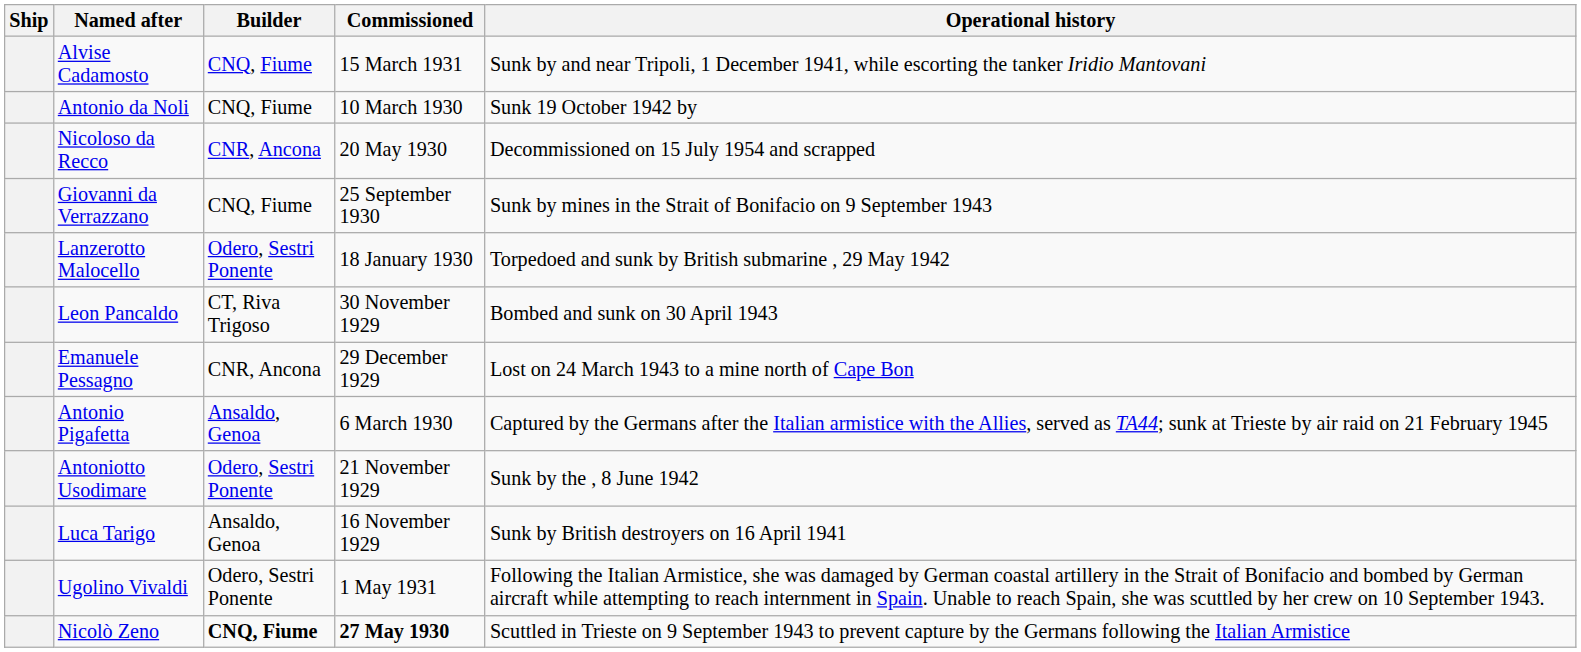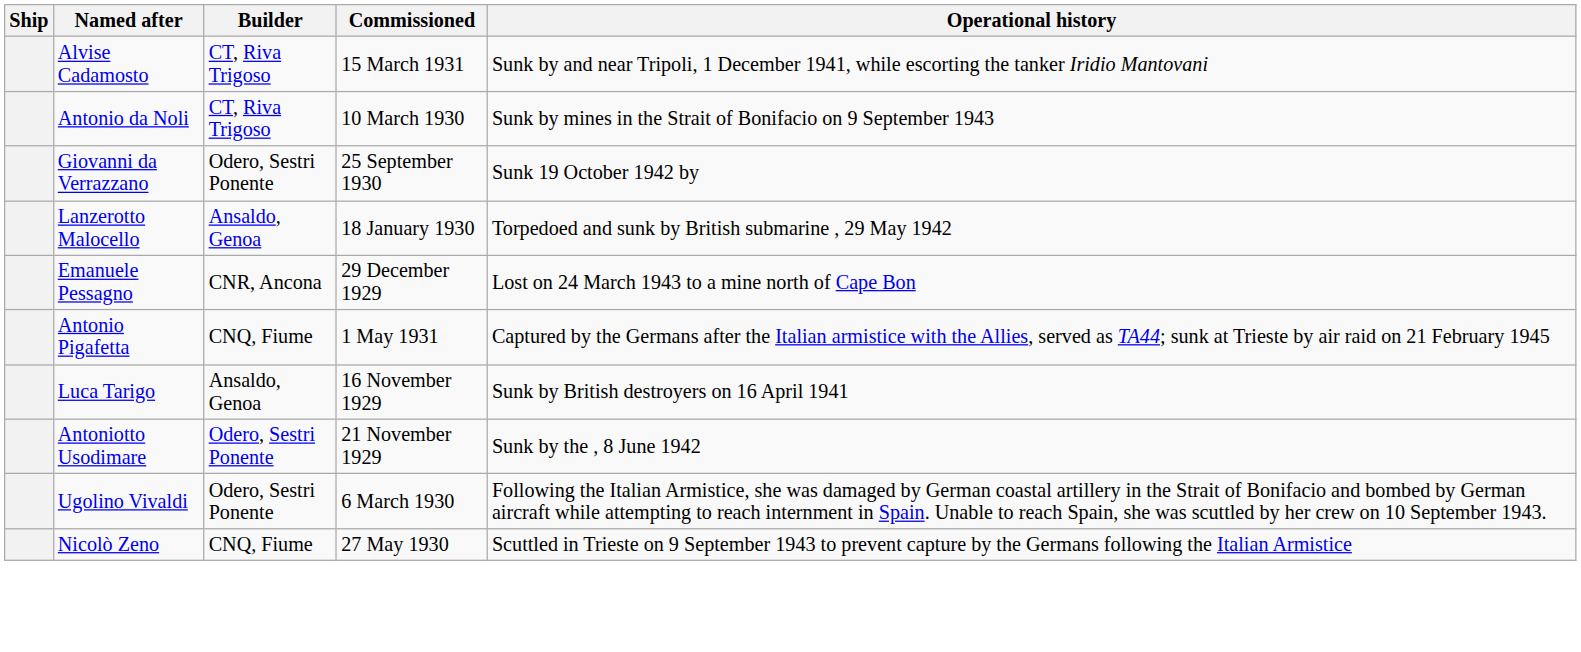(260, 63) CNQ, Fiume -> (245, 63) CT, Riva Trigoso
(260, 107) CNQ, Fiume -> (245, 118) CT, Riva Trigoso
(594, 107) Sunk 19 October 1942 by -> (743, 118) Sunk by mines in the Strait of Bonifacio on 9 September 1943
- row: (106, 150)
(260, 205) CNQ, Fiume -> (262, 173) Odero, Sestri Ponente
(741, 205) Sunk by mines in the Strait of Bonifacio on 9 September 1943 -> (595, 173) Sunk 19 October 1942 by
(261, 259) Odero, Sestri Ponente -> (245, 227) Ansaldo, Genoa
- row: (118, 314)
(244, 423) Ansaldo, Genoa -> (261, 337) CNQ, Fiume
(396, 423) 6 March 1930 -> (390, 337) 1 May 1931
rows swapped: (106, 532) <-> (102, 478)
(388, 587) 1 May 1931 -> (398, 501) 6 March 1930
(263, 630) bold -> (261, 544) normal
(394, 630) bold -> (395, 544) normal
